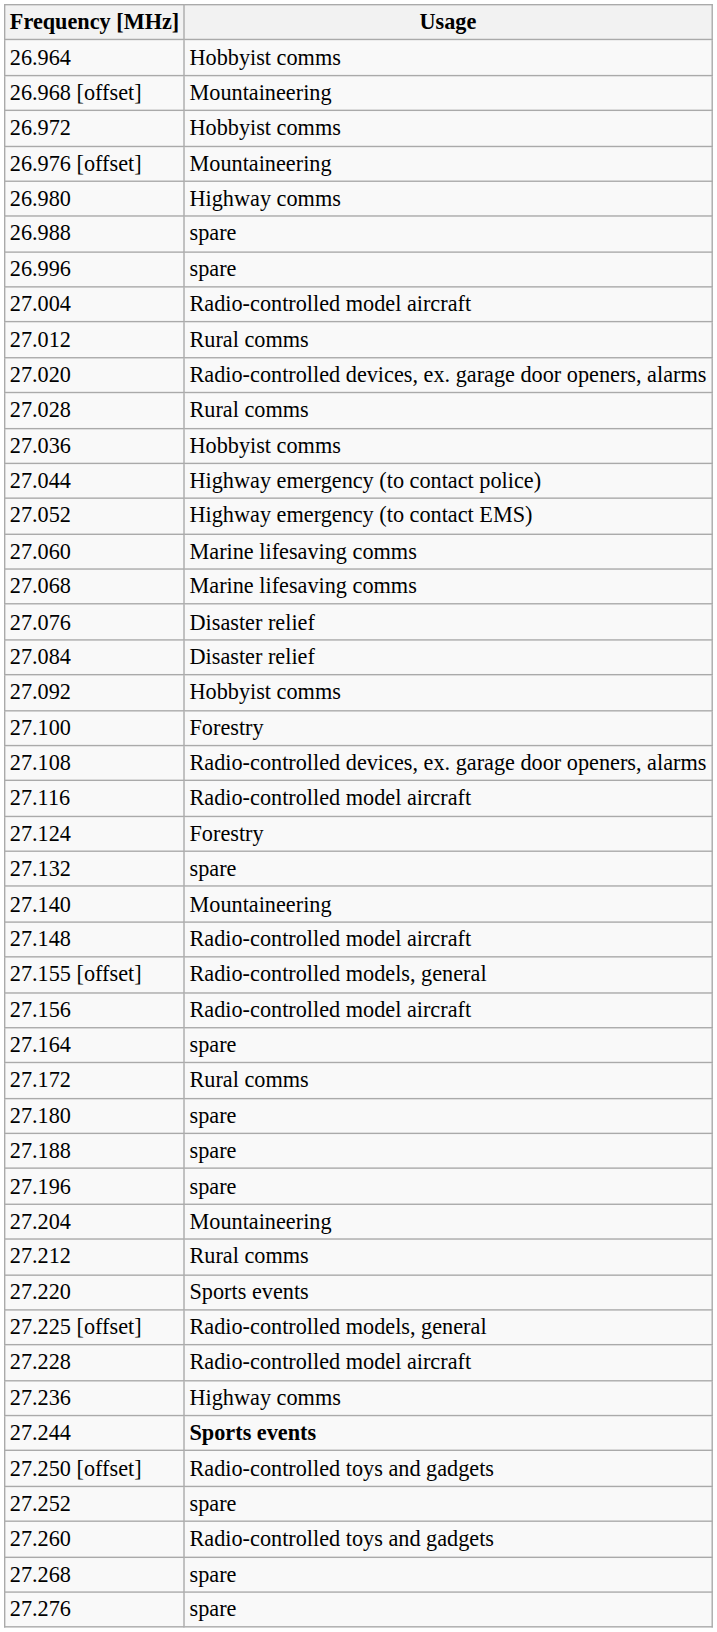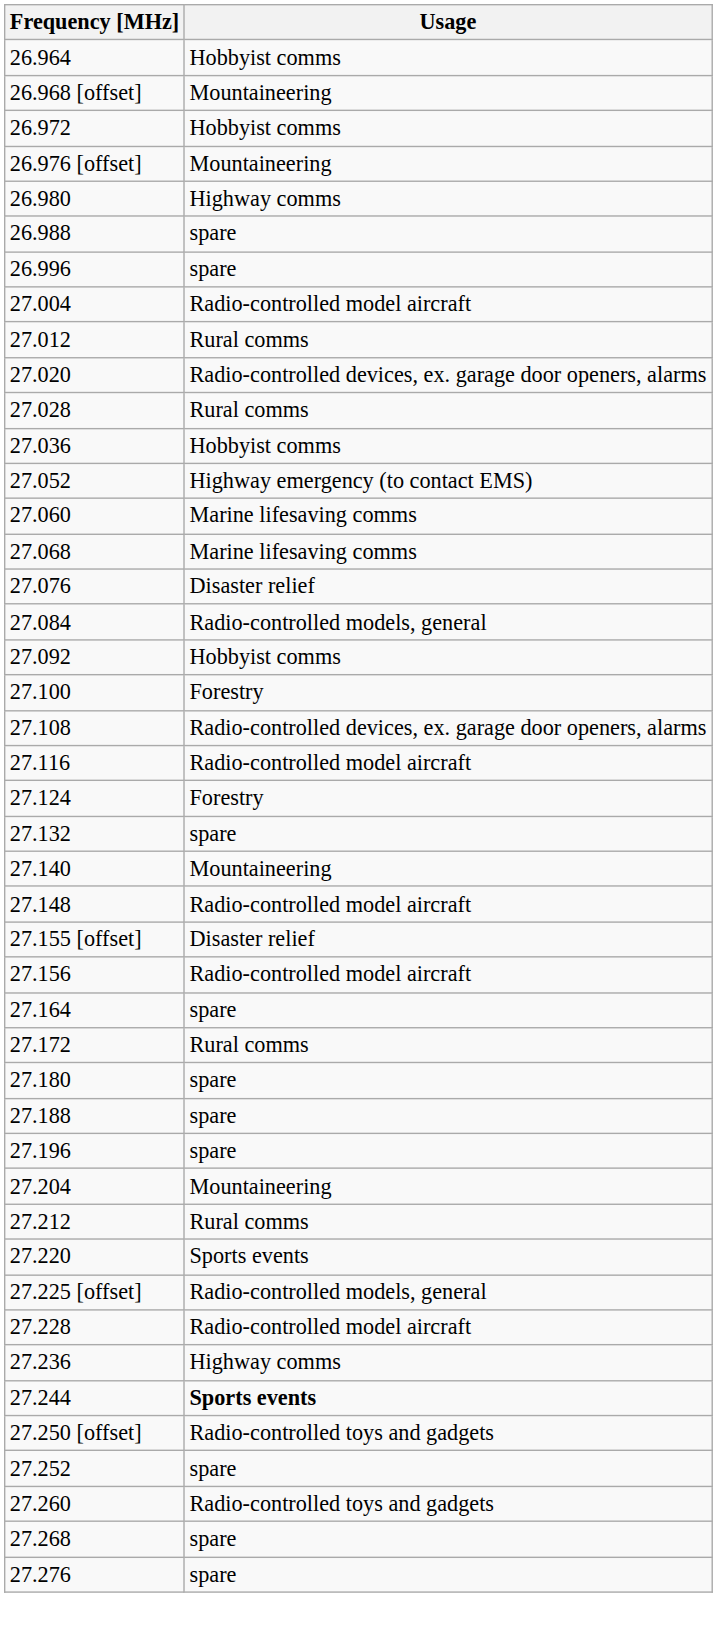- row: (40, 480)
(252, 657) Disaster relief -> (338, 621) Radio-controlled models, general
(338, 974) Radio-controlled models, general -> (252, 939) Disaster relief
